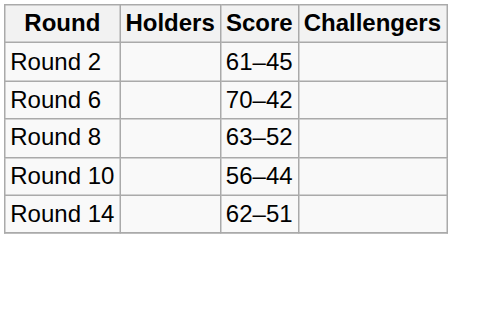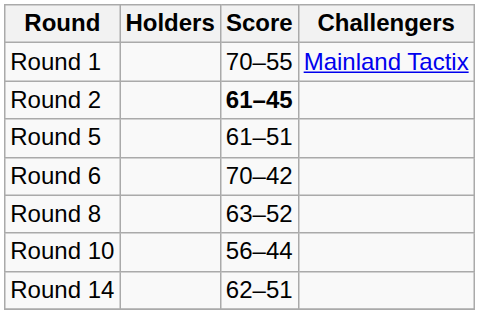+ row: (56, 61)
(259, 61) normal -> (259, 99) bold
+ row: (56, 137)
